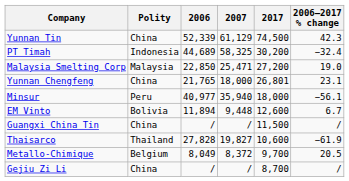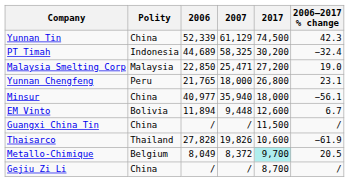(144, 81) China -> (141, 81) Peru
(273, 81) 26,801 -> (273, 81) 26,800
(141, 96) Peru -> (144, 96) China
(236, 140) 19,827 -> (236, 140) 19,826
(275, 155) no background -> (275, 155) paleturquoise background
